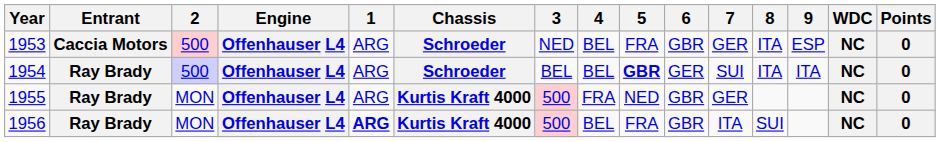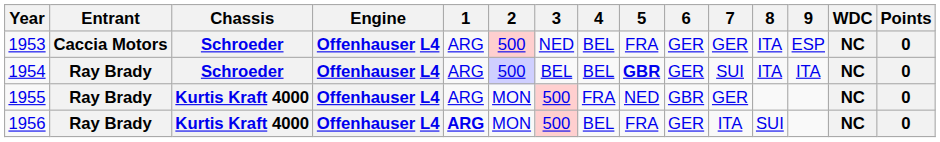columns swapped: (464, 18) <-> (195, 18)
(686, 44) GBR -> (686, 44) GER
(686, 124) GBR -> (686, 124) GER
